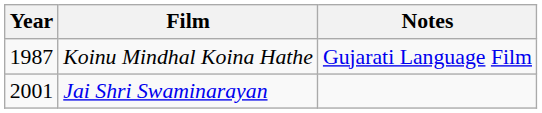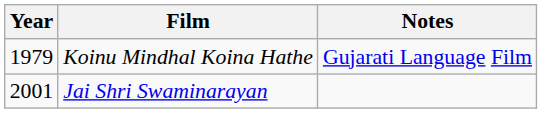(31, 56) 1987 -> (31, 56) 1979
